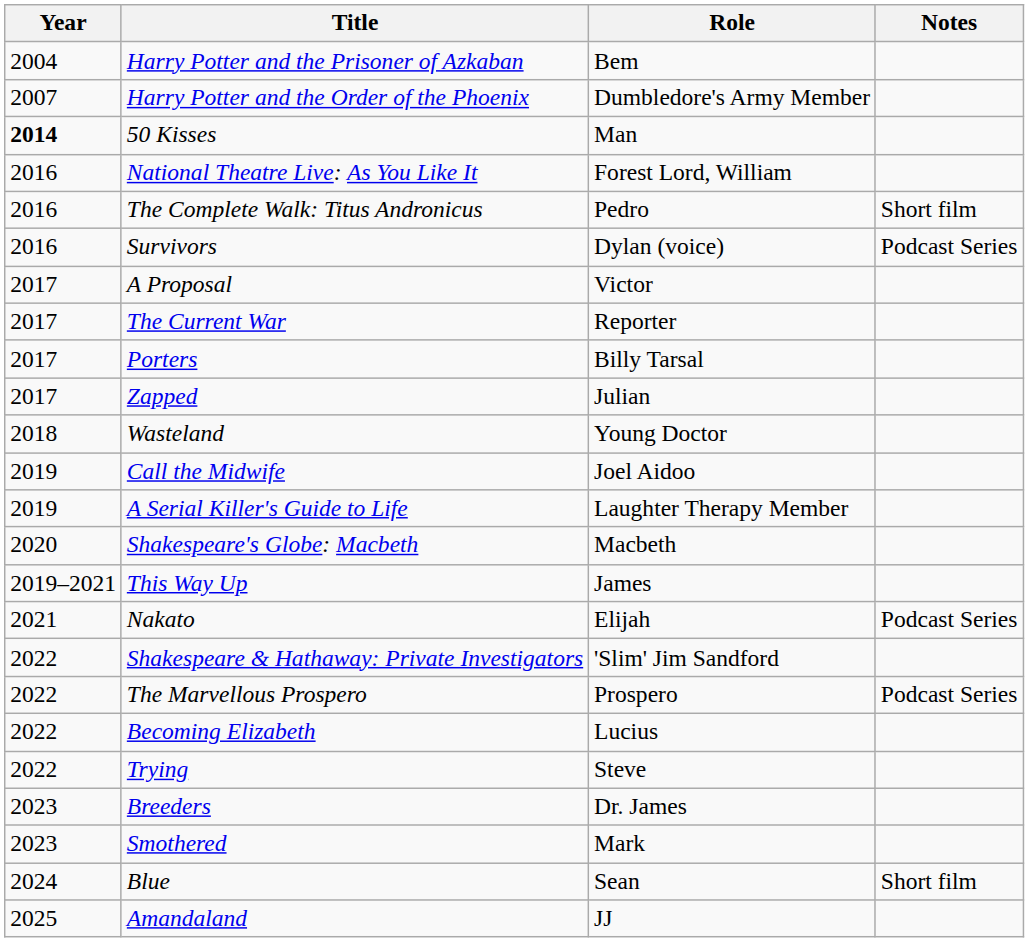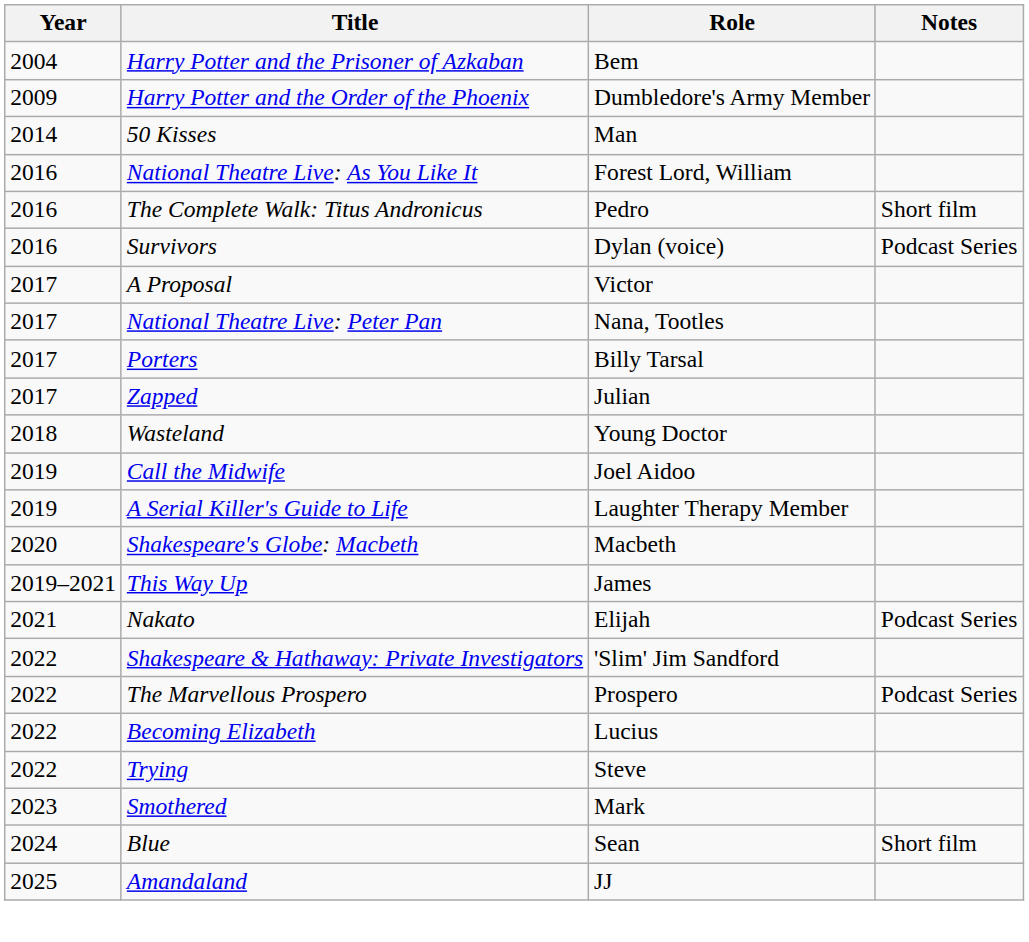(34, 97) 2007 -> (34, 97) 2009
(34, 135) bold -> (34, 135) normal
+ row: (284, 321)
- row: (206, 321)
- row: (169, 806)
